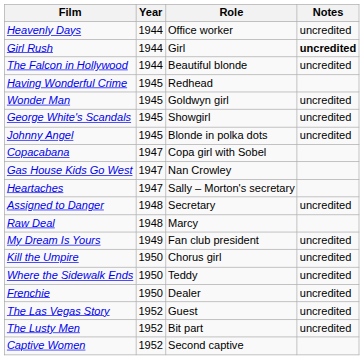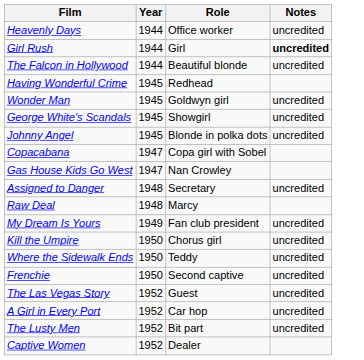- row: (35, 188)
(184, 293) Dealer -> (206, 275) Second captive
+ row: (54, 310)
(206, 345) Second captive -> (184, 345) Dealer
